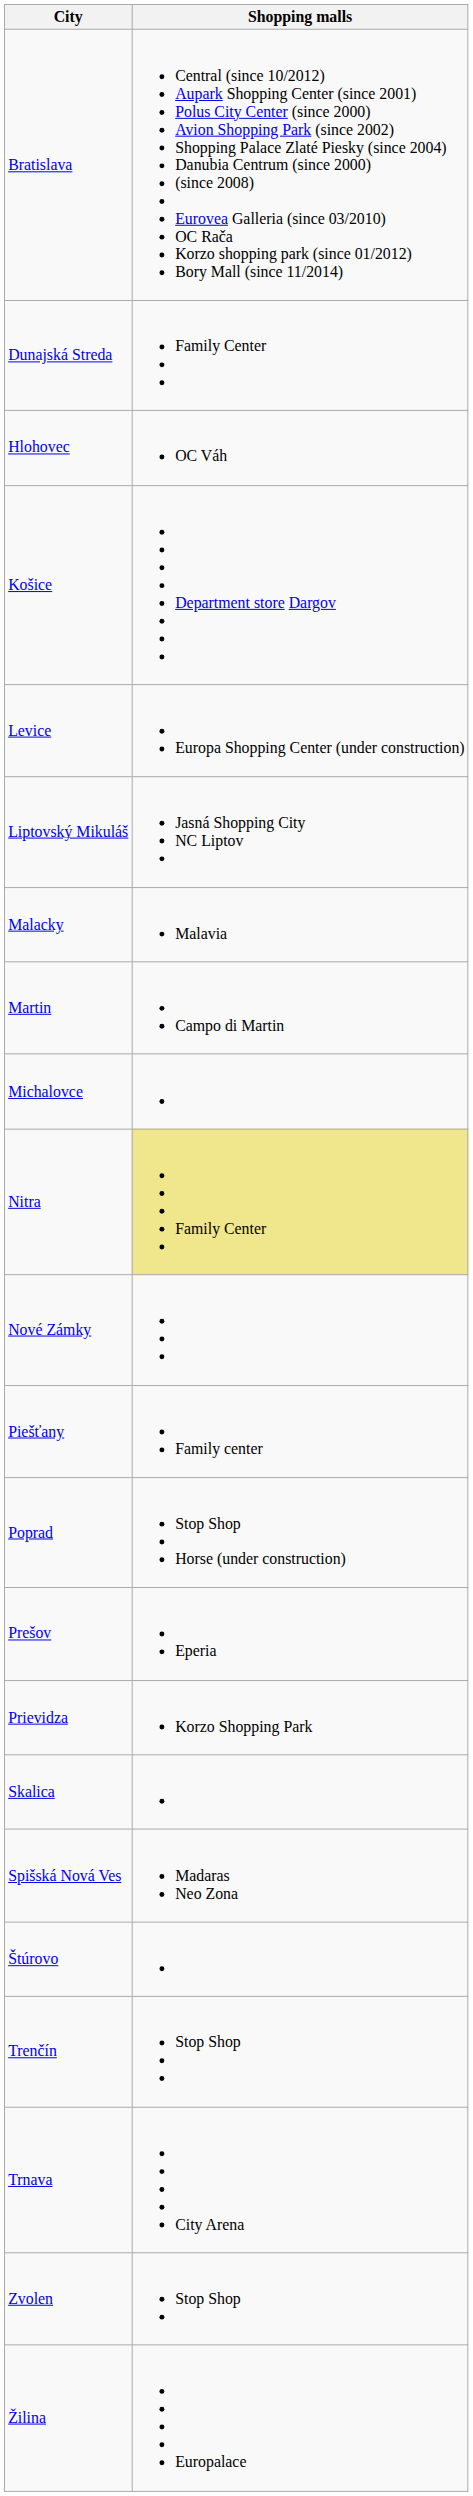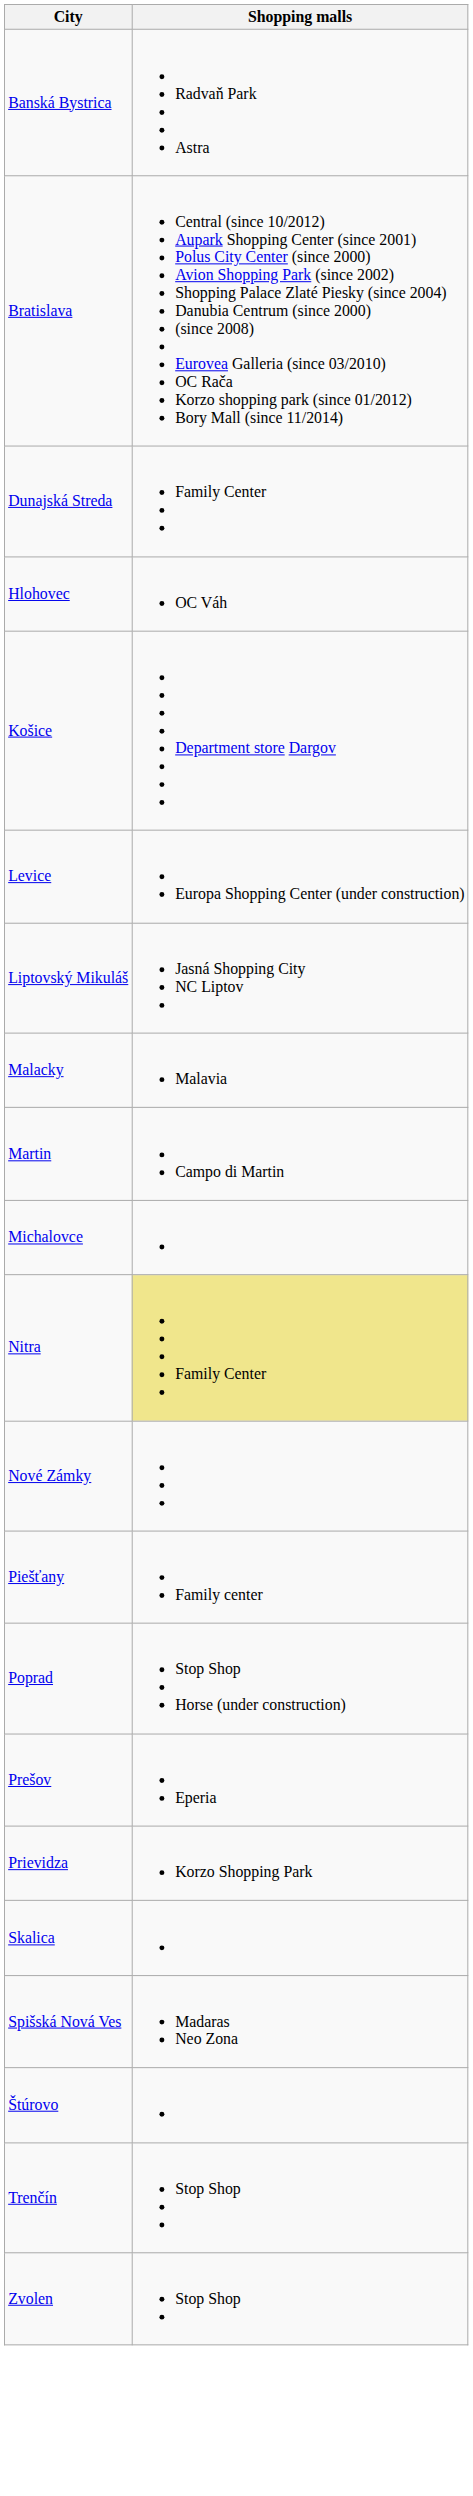+ row: (60, 102)
- row: (30, 2179)
- row: (27, 2418)
